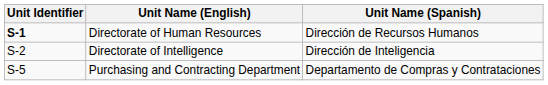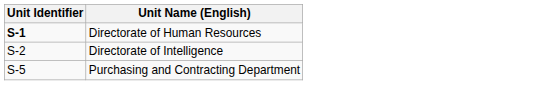- column: (423, 13)
